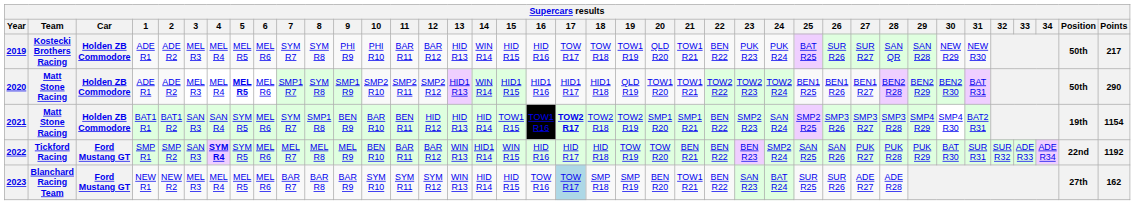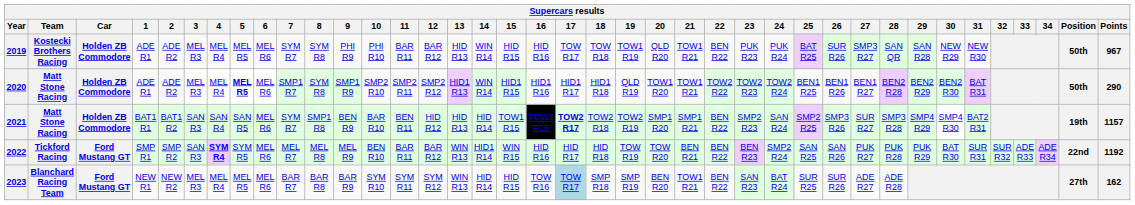(865, 51) SUR R27 -> (865, 51) SMP3 R27
(1114, 51) 217 -> (1114, 51) 967
(242, 122) SYM R5 -> (242, 122) SAN R5
(865, 122) SMP3 R27 -> (865, 122) SUR R27
(1114, 122) 1154 -> (1114, 122) 1157
